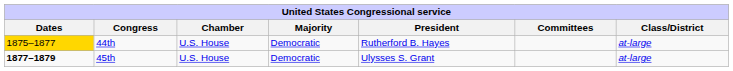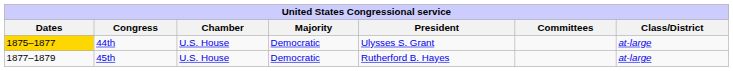(405, 43) Rutherford B. Hayes -> (398, 43) Ulysses S. Grant
(31, 58) bold -> (31, 58) normal
(398, 58) Ulysses S. Grant -> (405, 58) Rutherford B. Hayes
